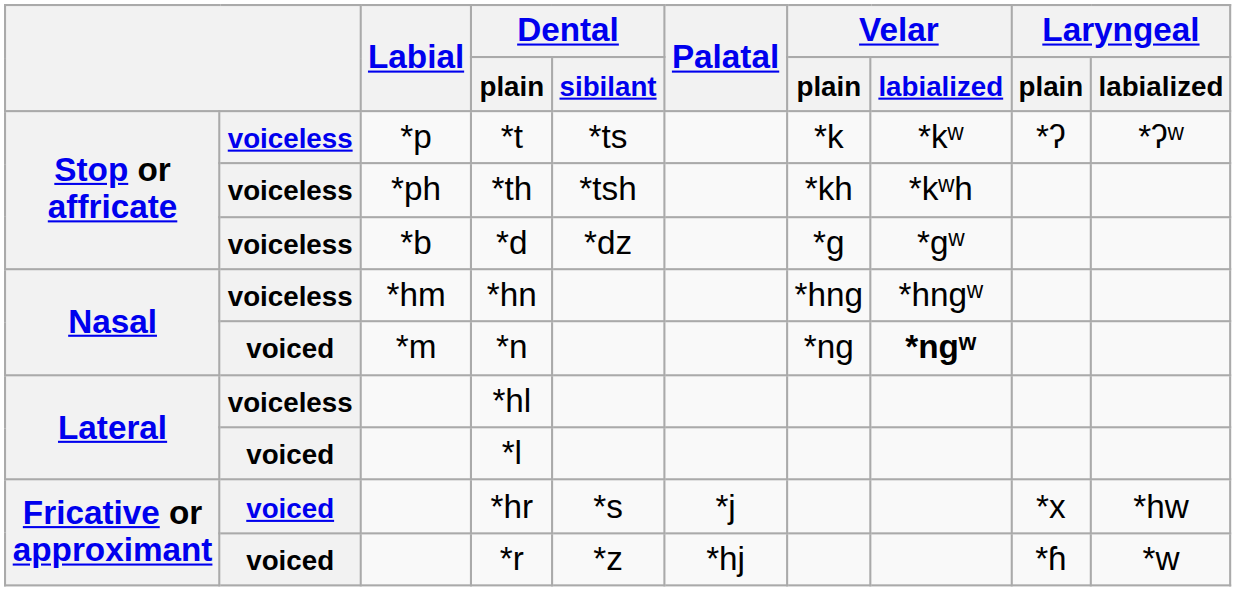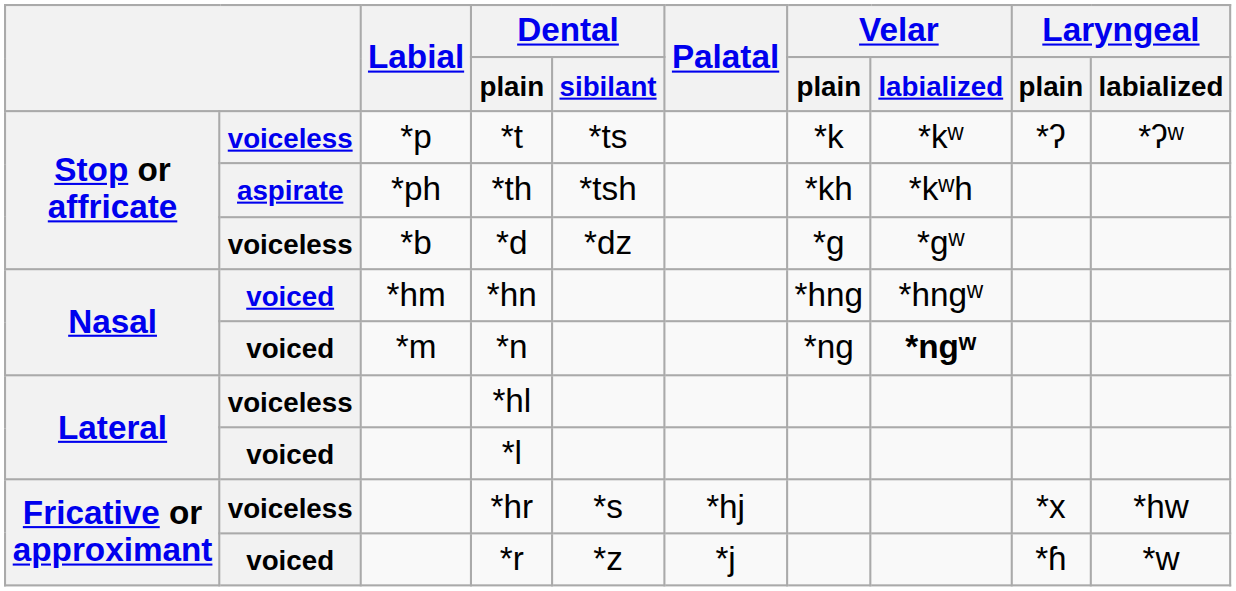(290, 191) voiceless -> (290, 191) aspirate
(290, 296) voiceless -> (290, 296) voiced
(290, 507) voiced -> (290, 507) voiceless
(726, 505) *j -> (726, 505) *hj
(726, 558) *hj -> (726, 558) *j
